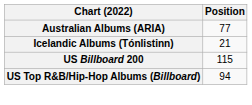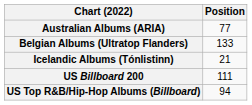+ row: (104, 44)
(225, 60) 115 -> (225, 76) 111
